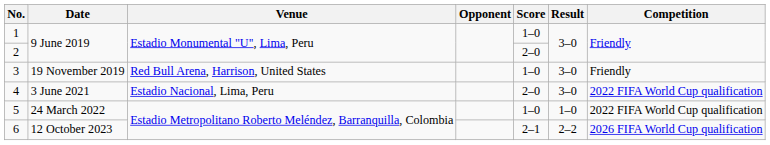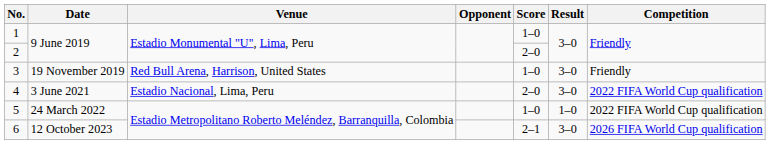(568, 129) 2–2 -> (568, 129) 3–0
